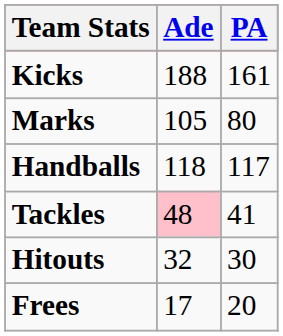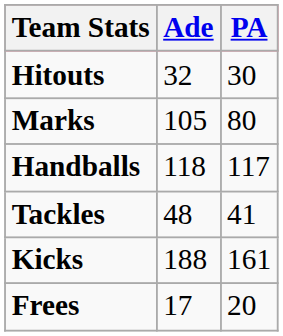rows swapped: (47, 74) <-> (58, 259)
(178, 213) pink background -> (178, 213) no background
